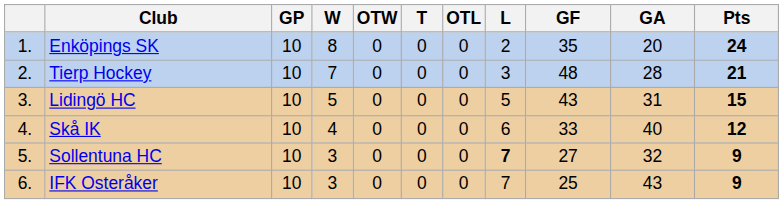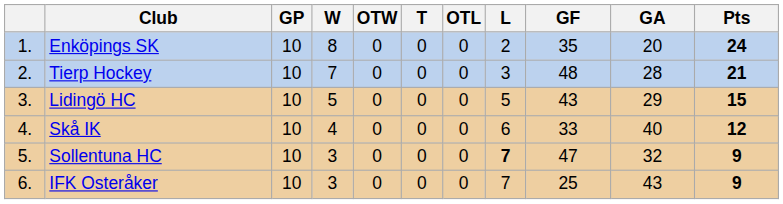(652, 101) 31 -> (652, 101) 29
(568, 156) 27 -> (568, 156) 47
